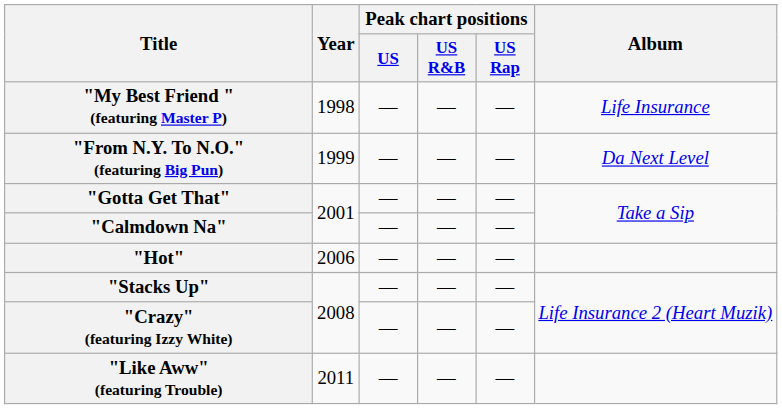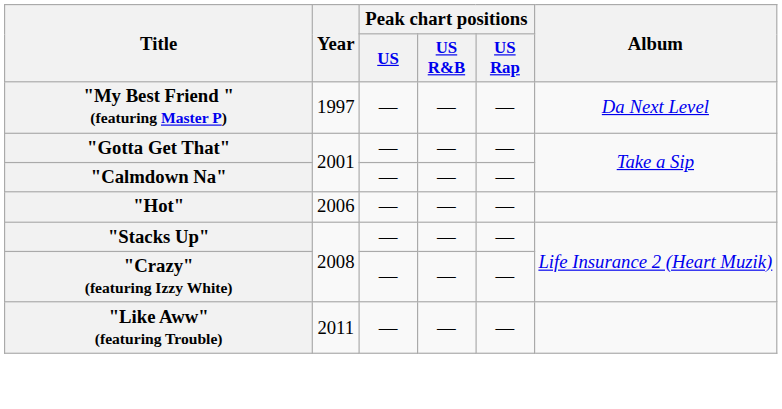(336, 107) 1998 -> (336, 107) 1997
(655, 107) Life Insurance -> (655, 107) Da Next Level
- row: (159, 157)
